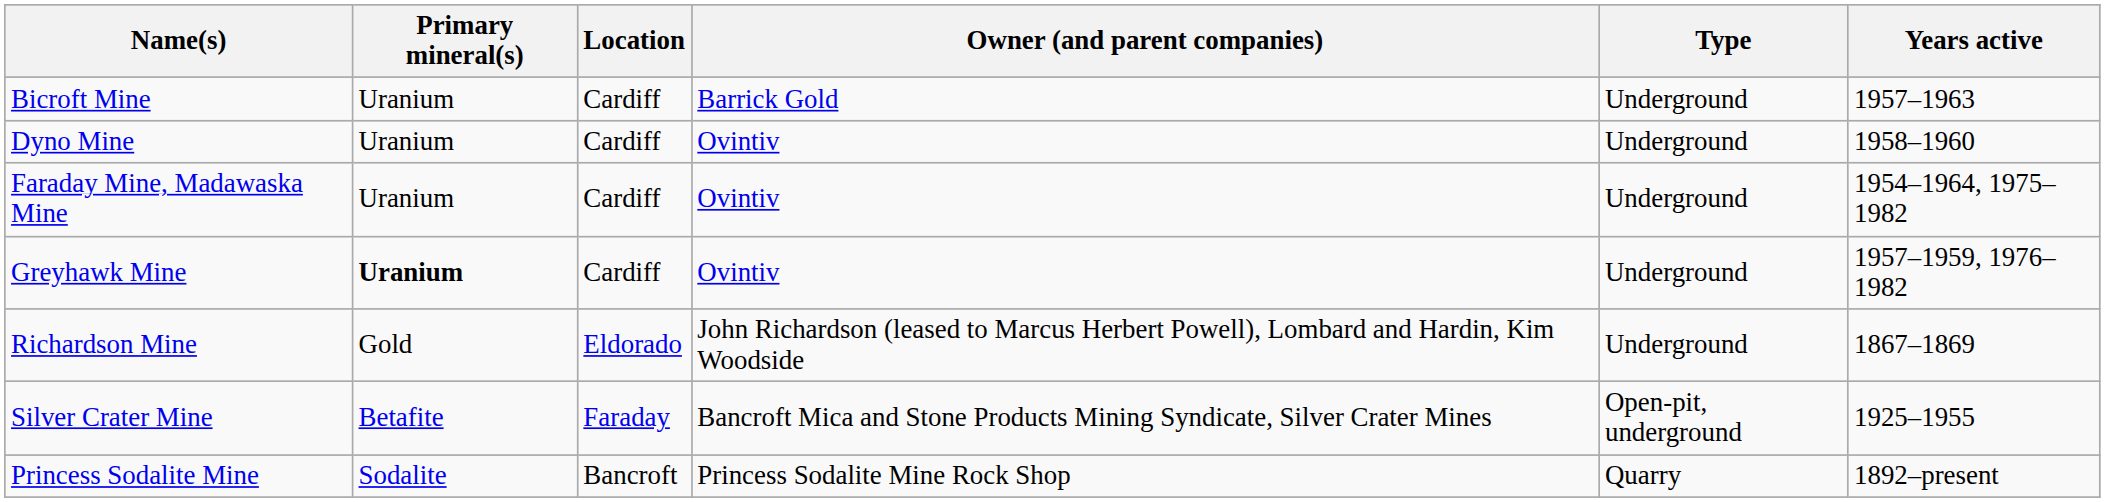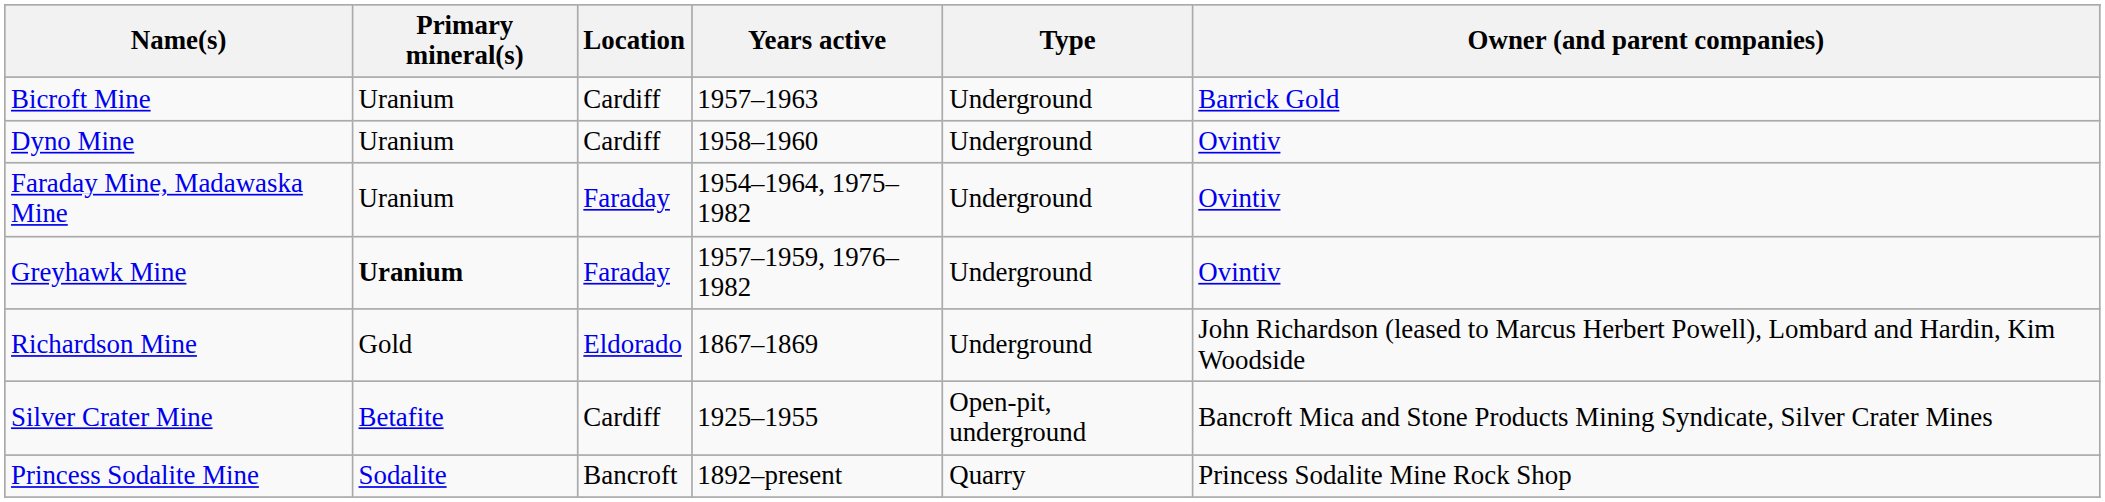columns swapped: (1974, 40) <-> (1145, 40)
(622, 199) Cardiff -> (627, 199) Faraday
(622, 271) Cardiff -> (627, 271) Faraday
(627, 417) Faraday -> (622, 417) Cardiff
